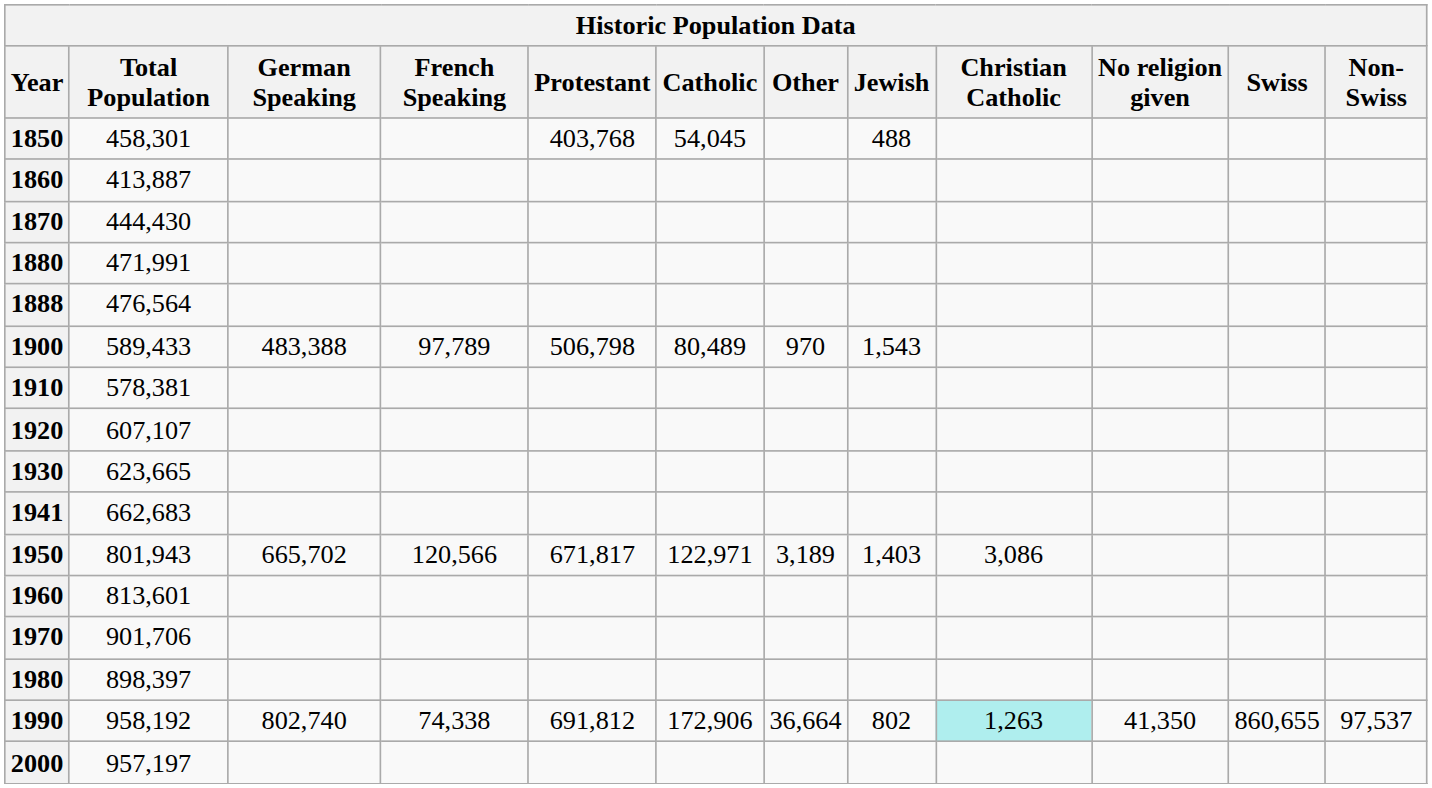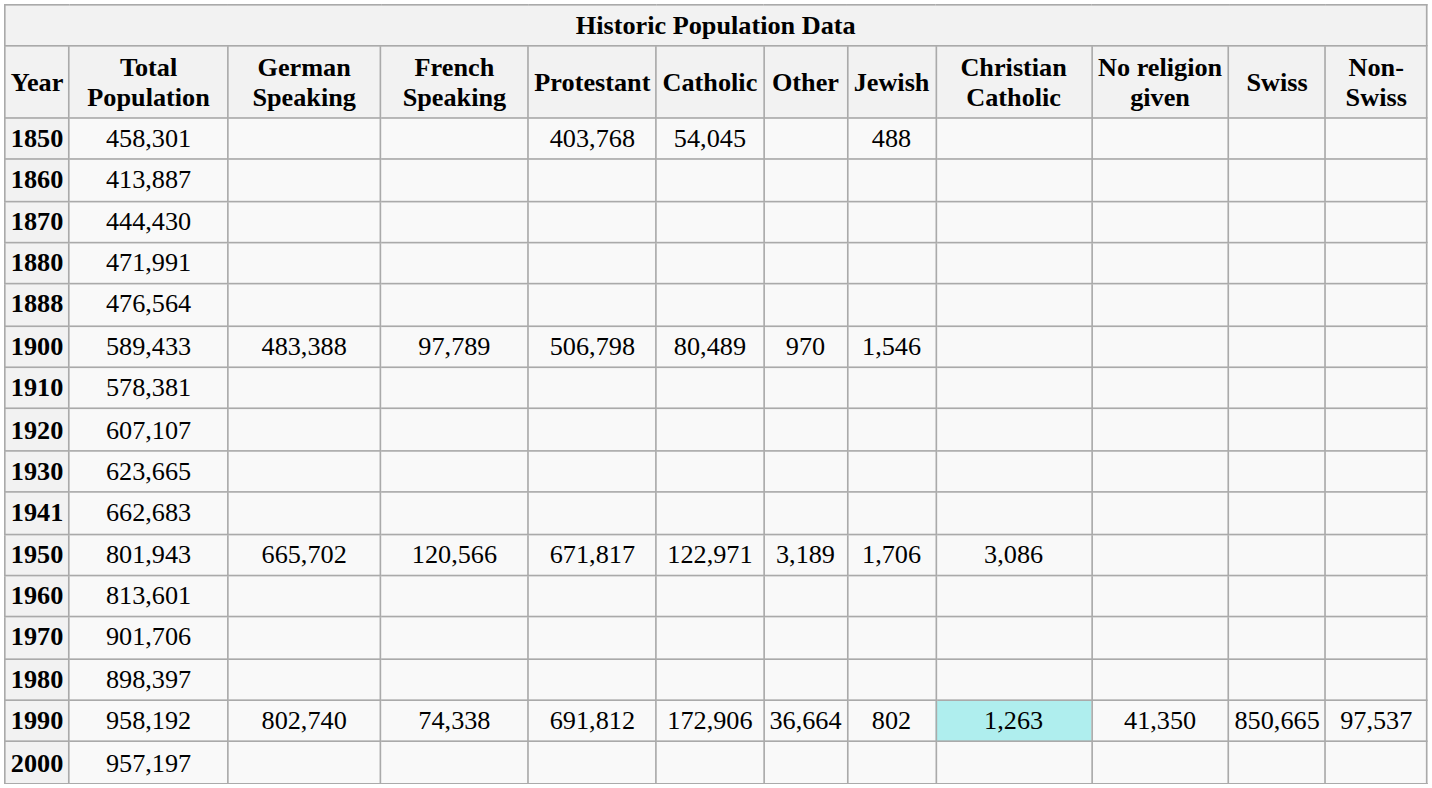(892, 346) 1,543 -> (892, 346) 1,546
(892, 554) 1,403 -> (892, 554) 1,706
(1277, 720) 860,655 -> (1277, 720) 850,665
